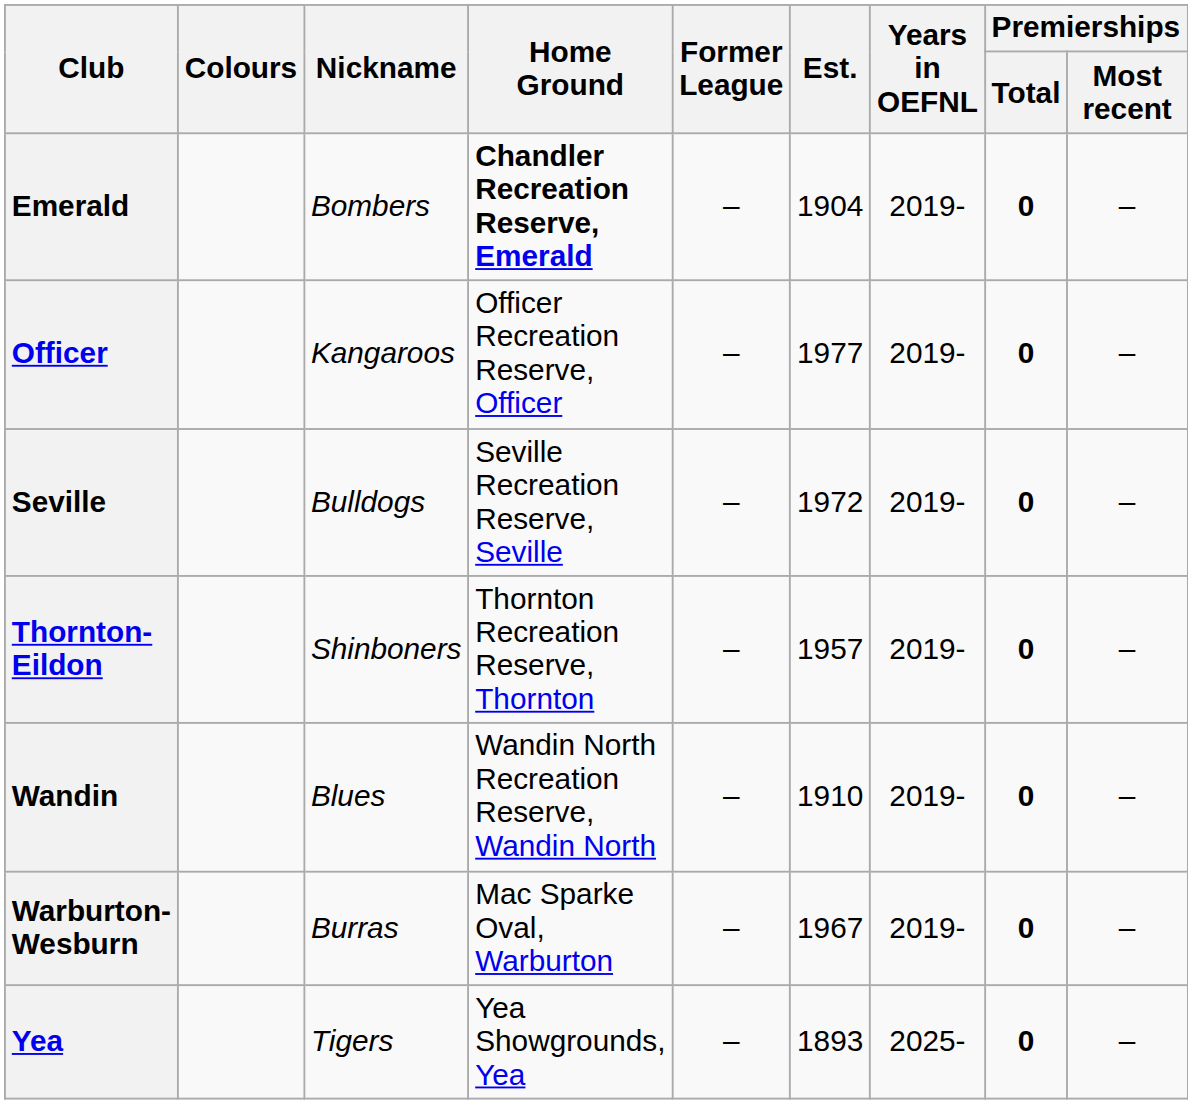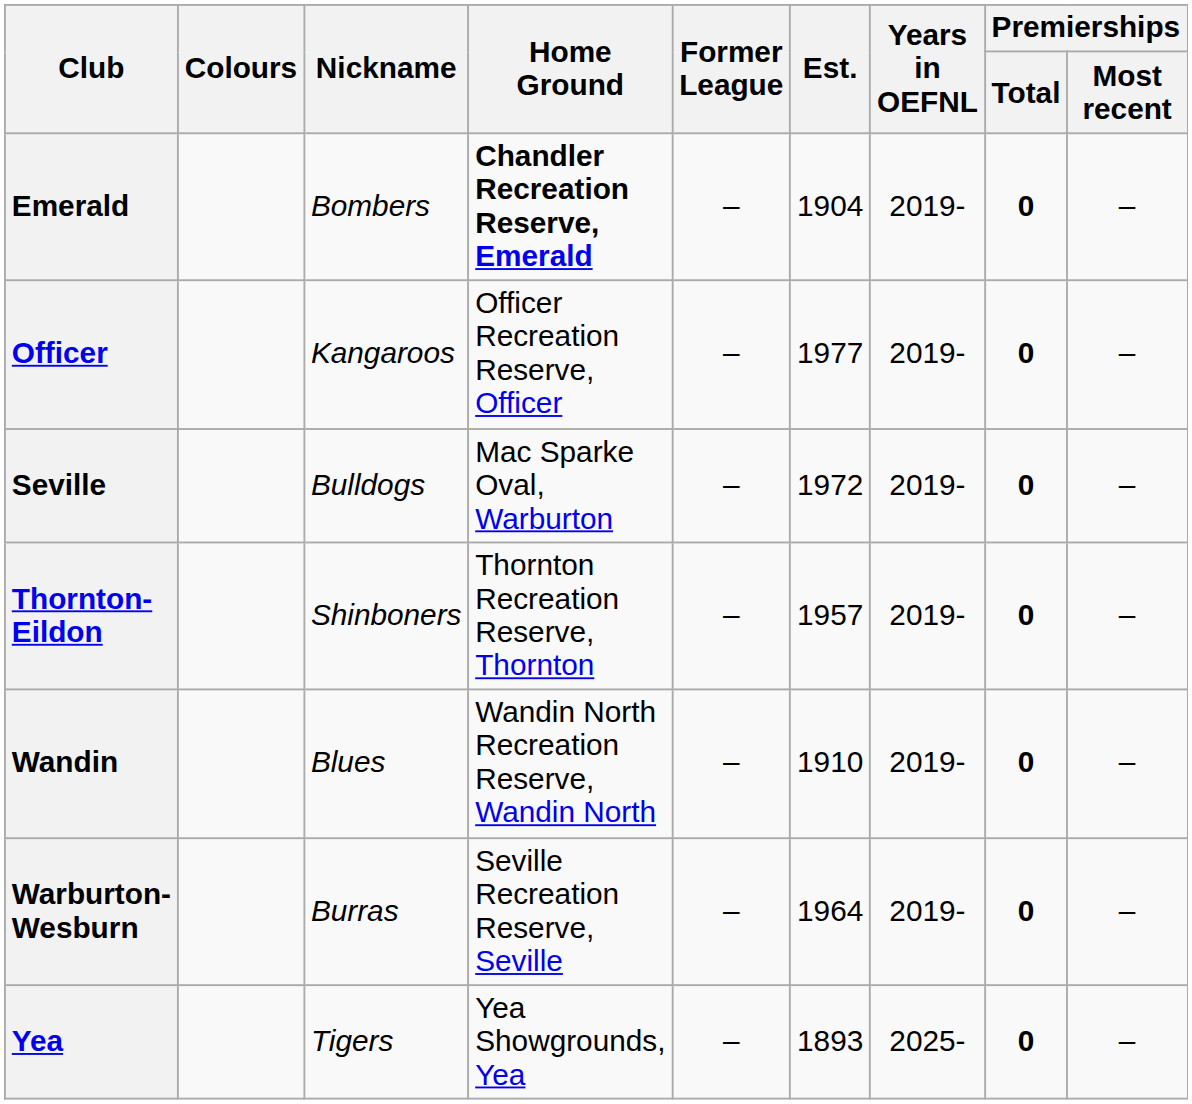(547, 501) Seville Recreation Reserve, Seville -> (555, 484) Mac Sparke Oval, Warburton
(555, 927) Mac Sparke Oval, Warburton -> (547, 910) Seville Recreation Reserve, Seville
(830, 927) 1967 -> (830, 910) 1964
